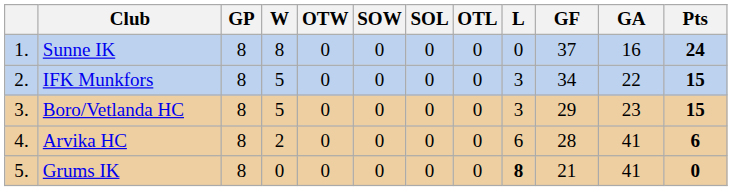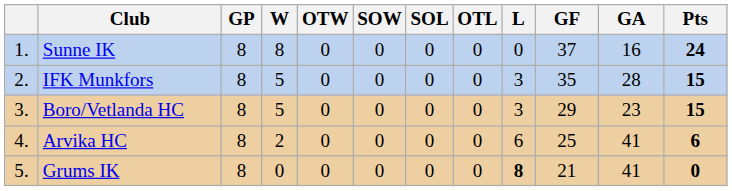(567, 79) 34 -> (567, 79) 35
(631, 79) 22 -> (631, 79) 28
(567, 140) 28 -> (567, 140) 25
